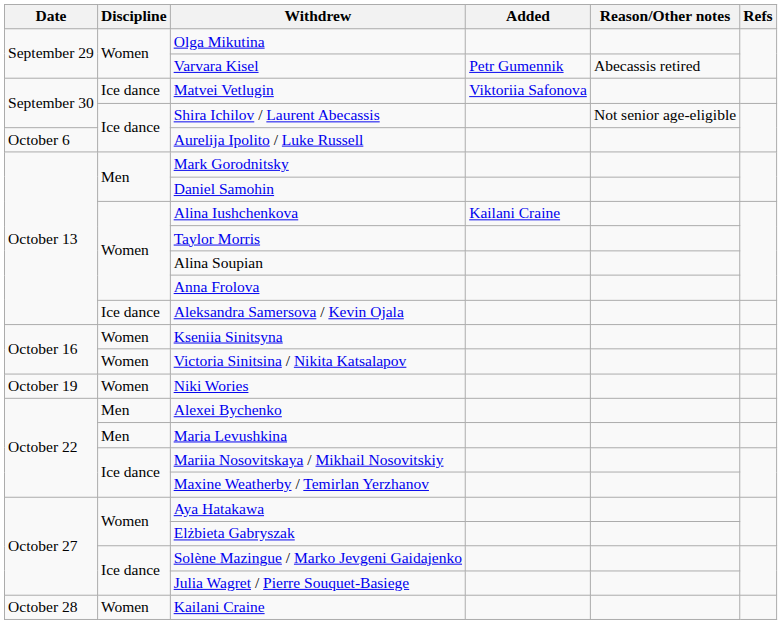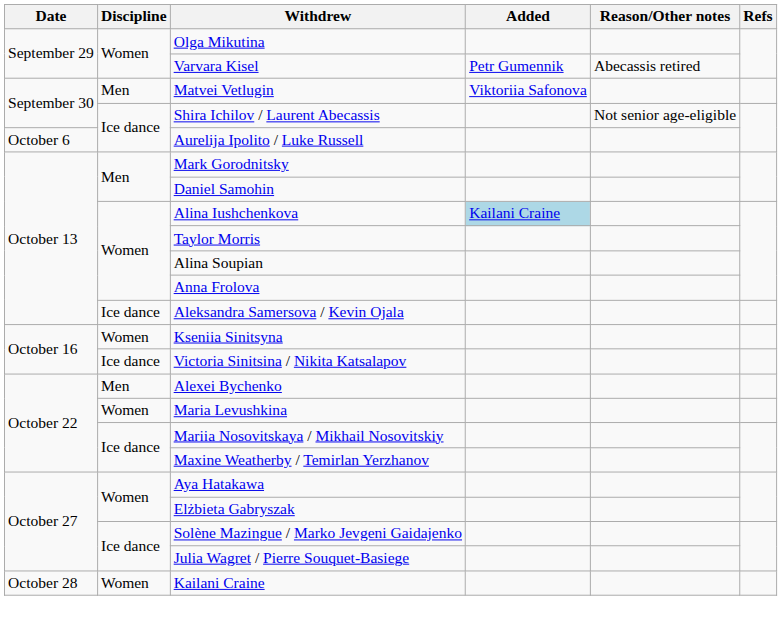(130, 90) Ice dance -> (115, 90) Men
(515, 213) no background -> (515, 213) lightblue background
(125, 361) Women -> (130, 361) Ice dance
- row: (211, 386)
(115, 435) Men -> (125, 410) Women
